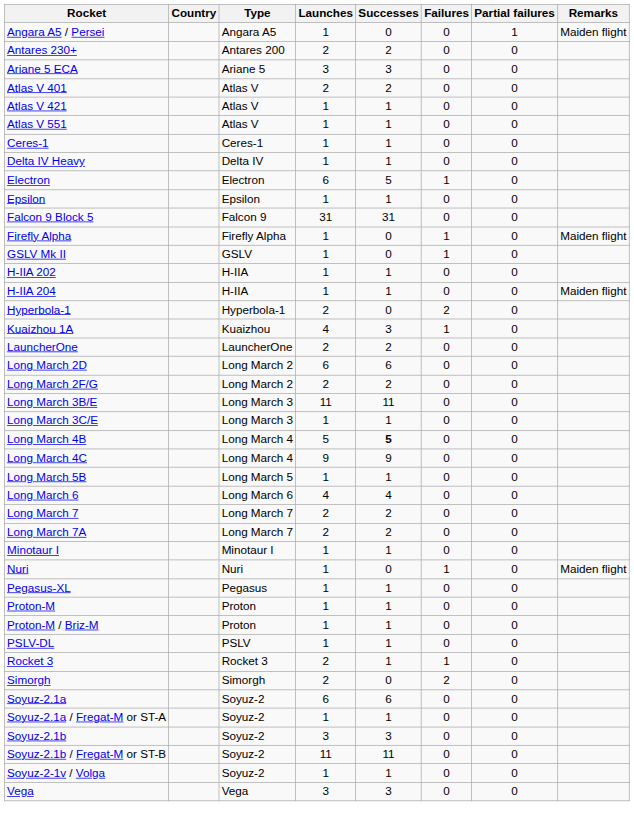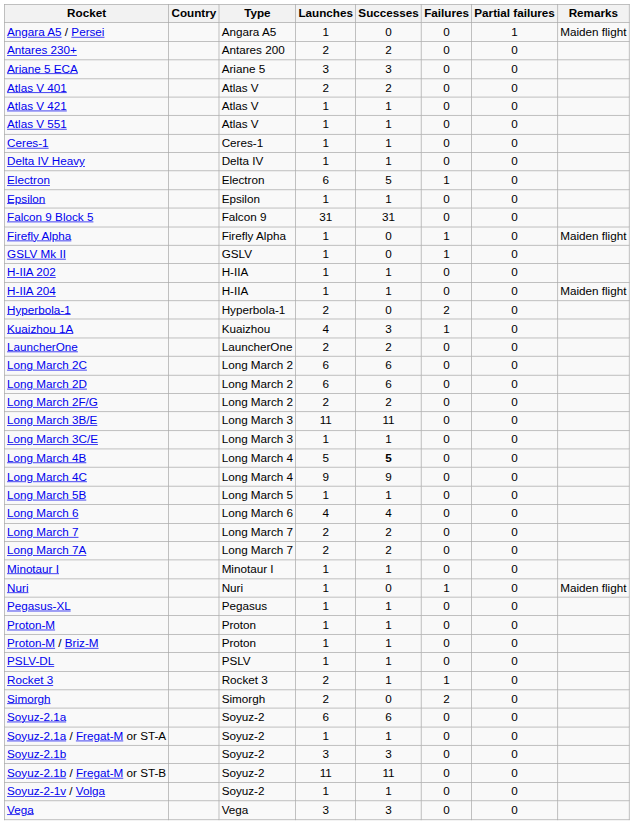+ row: (47, 365)
